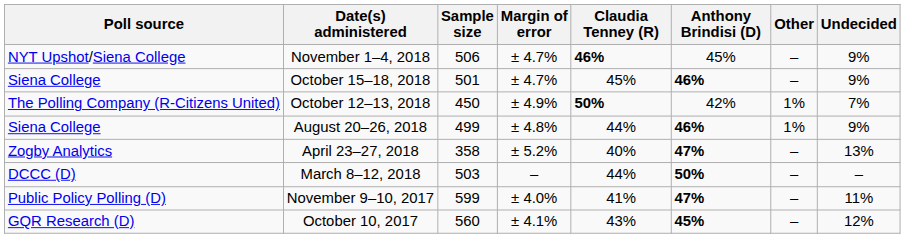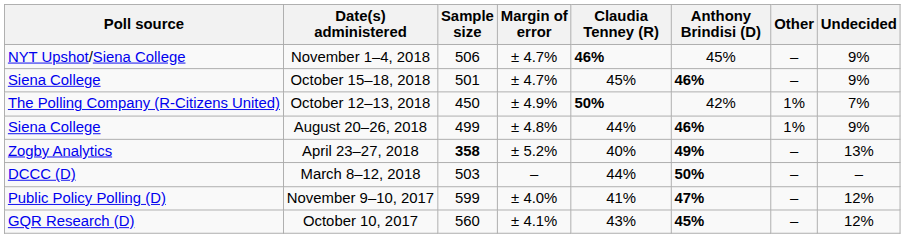(467, 151) normal -> (467, 151) bold
(689, 151) 47% -> (689, 151) 49%
(859, 198) 11% -> (859, 198) 12%
